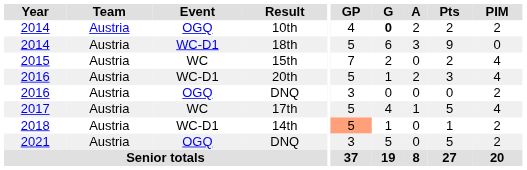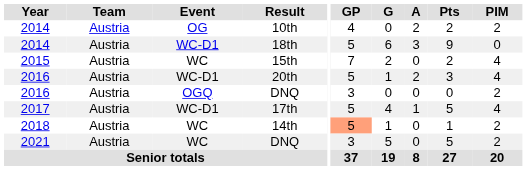(197, 28) OGQ -> (197, 28) OG
(388, 28) bold -> (388, 28) normal
(197, 109) WC -> (197, 109) WC-D1
(197, 125) WC-D1 -> (197, 125) WC
(197, 141) OGQ -> (197, 141) WC
